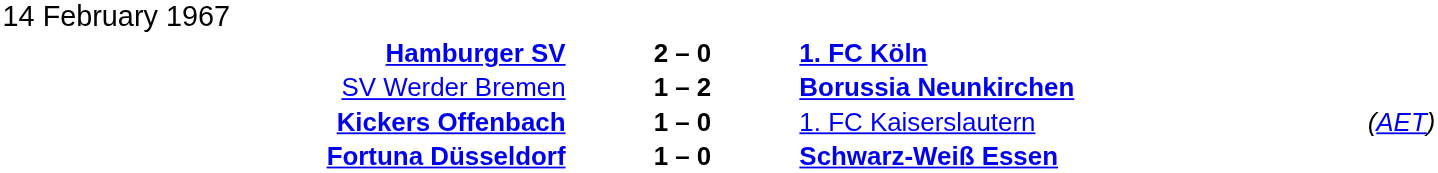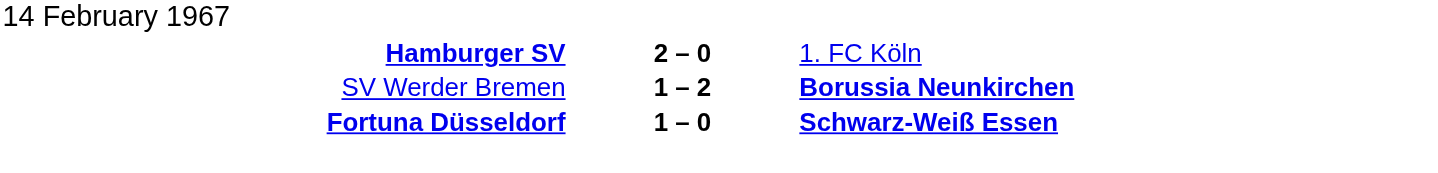(863, 53) bold -> (861, 53) normal
- row: (451, 122)
